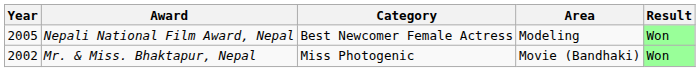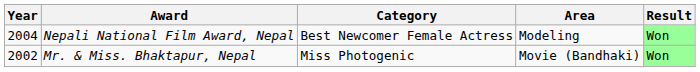(23, 35) 2005 -> (23, 35) 2004
